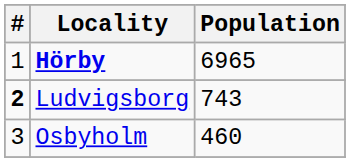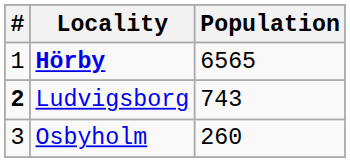(228, 62) 6965 -> (228, 62) 6565
(221, 138) 460 -> (221, 138) 260
